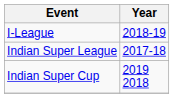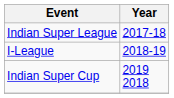rows swapped: (30, 32) <-> (62, 51)
